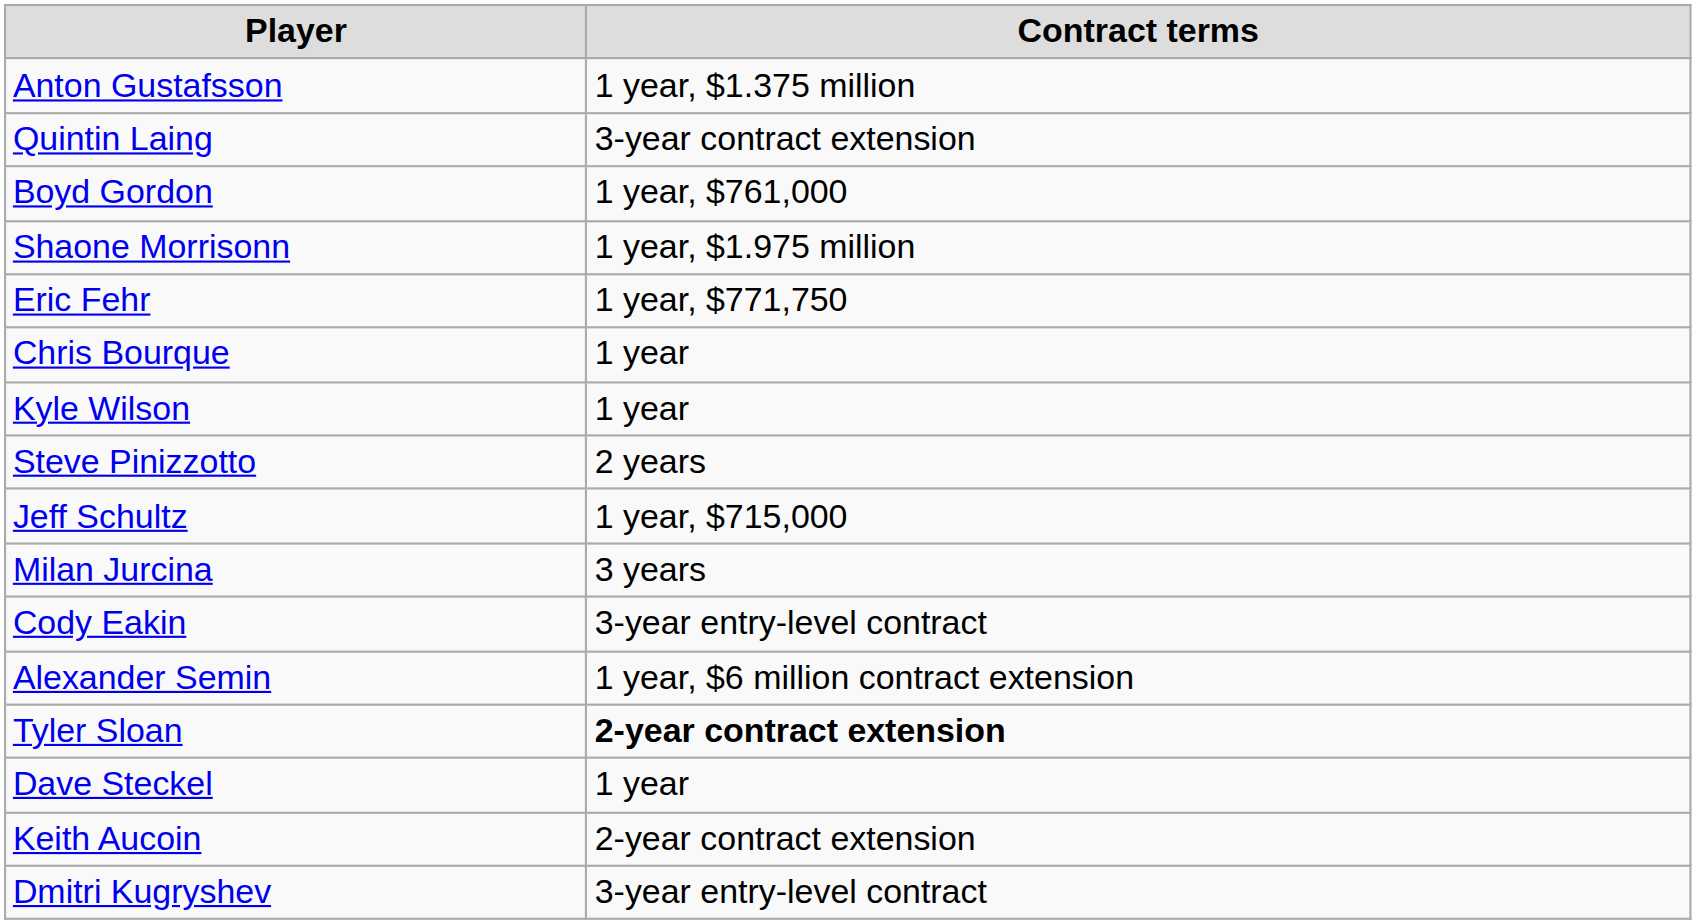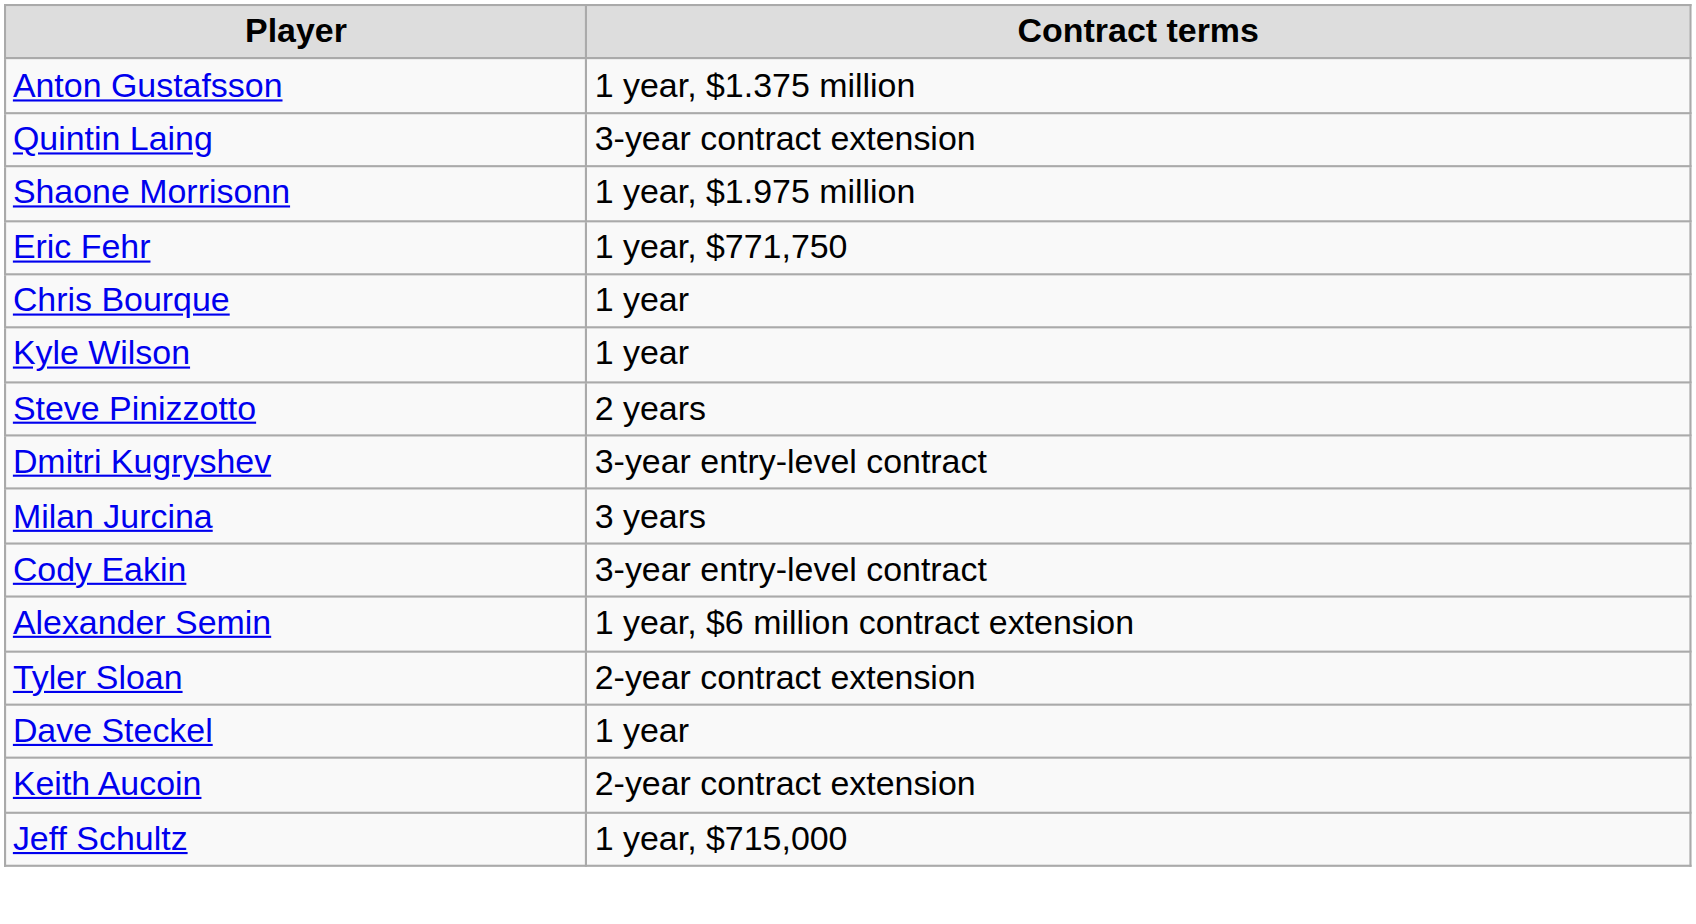- row: (113, 192)
rows swapped: (100, 515) <-> (142, 892)
(800, 730) bold -> (785, 676) normal
